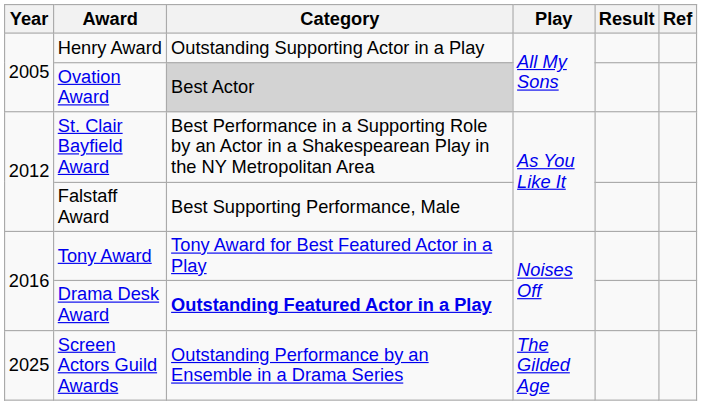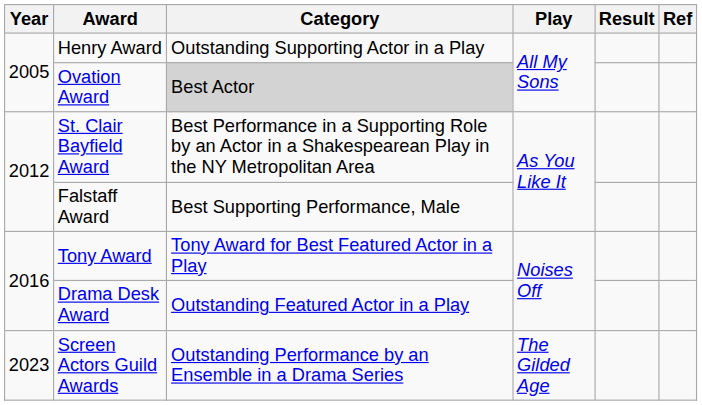(331, 305) bold -> (320, 305) normal
(29, 365) 2025 -> (29, 365) 2023
